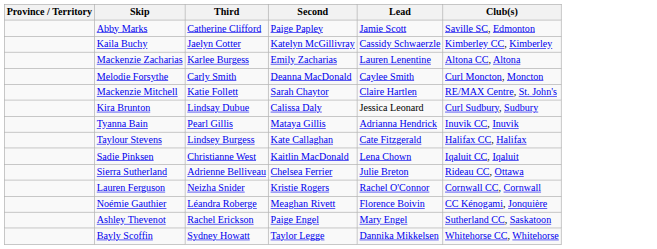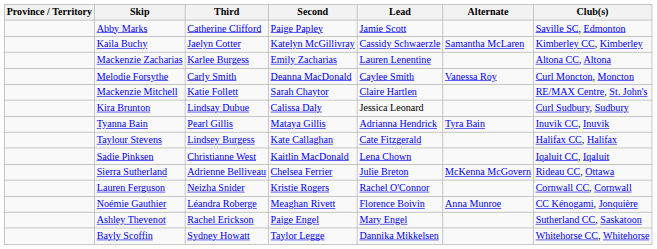+ column: (488, 12)
